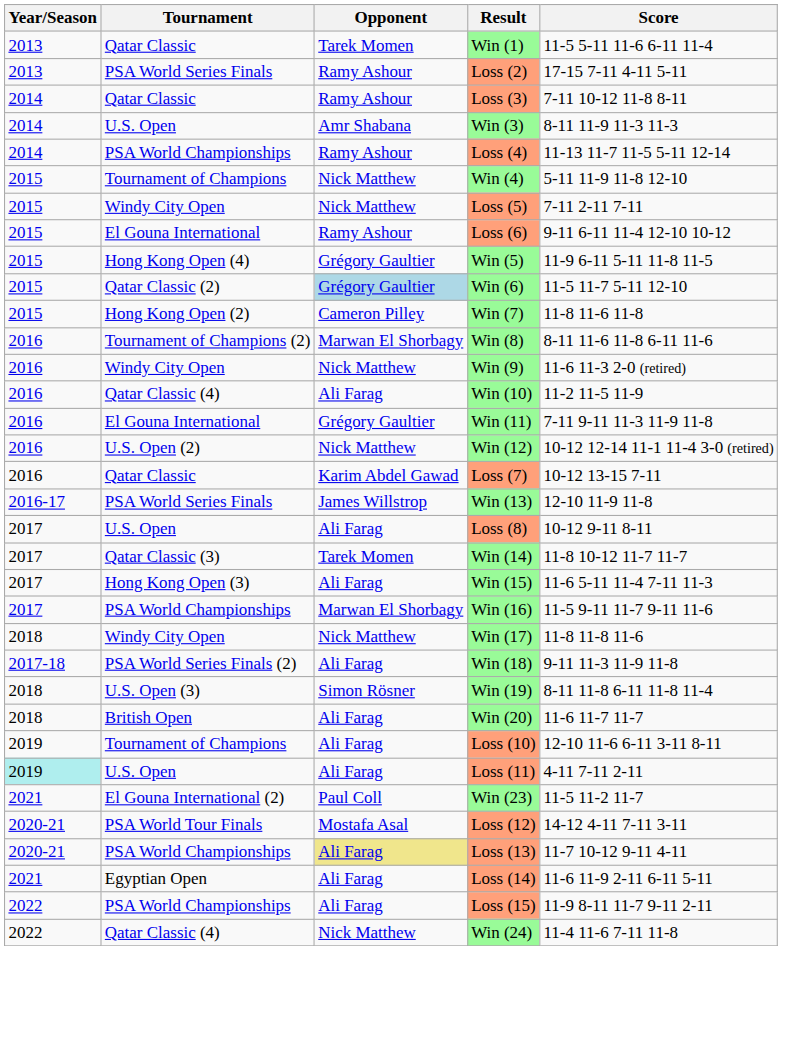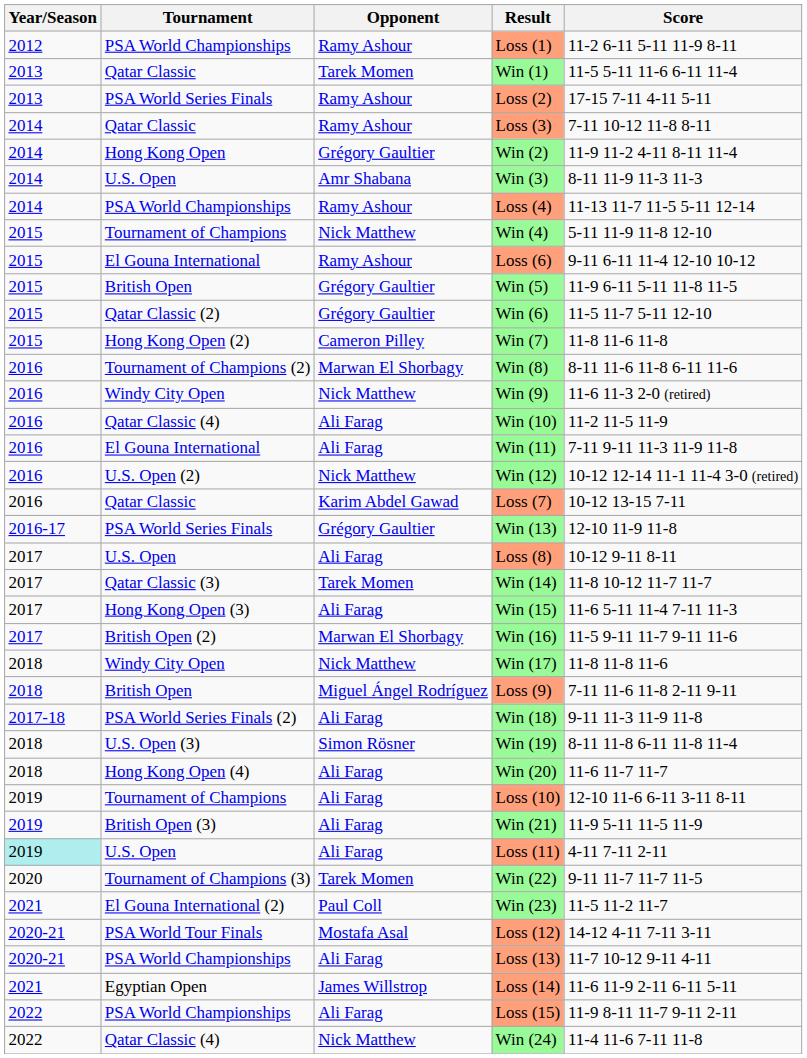+ row: (524, 44)
+ row: (522, 152)
- row: (499, 206)
(177, 260) Hong Kong Open (4) -> (148, 286) British Open
(376, 286) lightblue background -> (376, 313) no background
(376, 421) Grégory Gaultier -> (351, 448) Ali Farag
(373, 502) James Willstrop -> (376, 529) Grégory Gaultier
(198, 609) PSA World Championships -> (160, 636) British Open (2)
+ row: (524, 690)
(148, 717) British Open -> (177, 771) Hong Kong Open (4)
+ row: (526, 824)
+ row: (526, 878)
(351, 851) khaki background -> (351, 959) no background
(351, 878) Ali Farag -> (373, 986) James Willstrop
